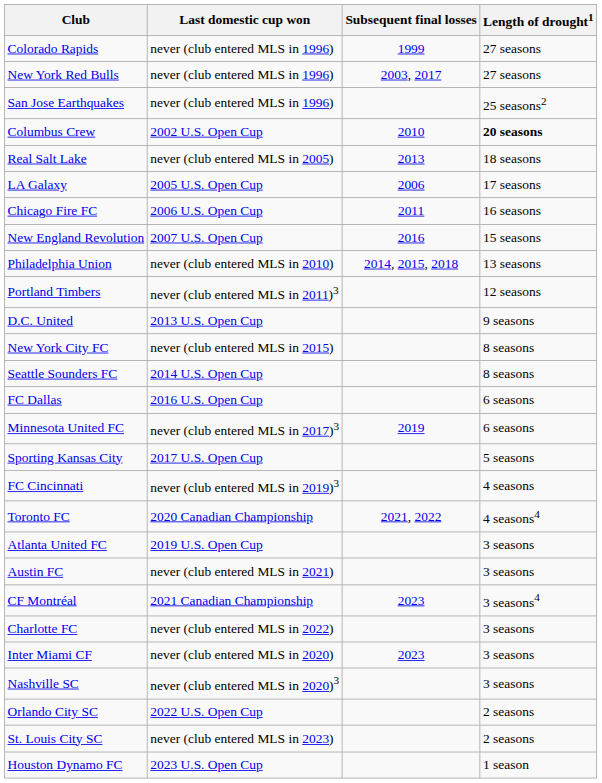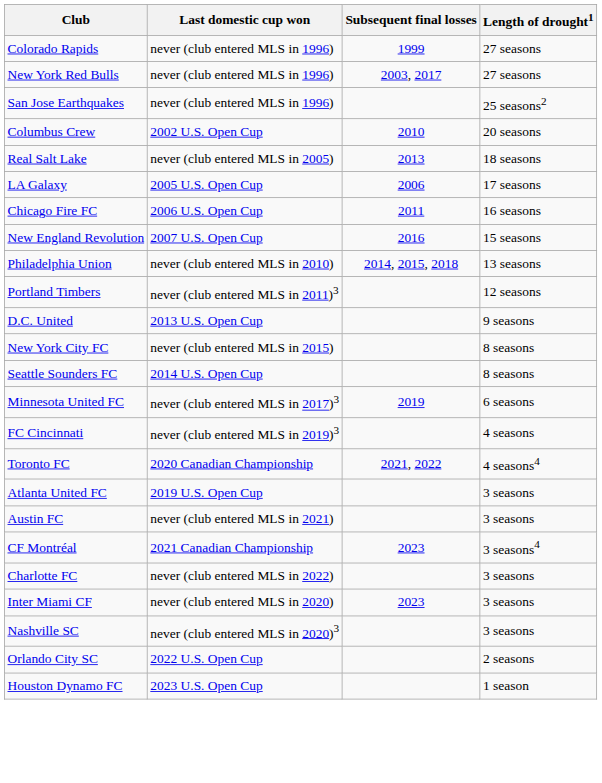(513, 132) bold -> (512, 132) normal
- row: (35, 400)
- row: (65, 457)
- row: (55, 738)
